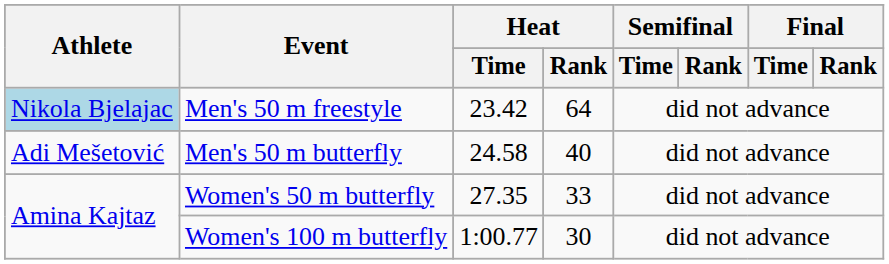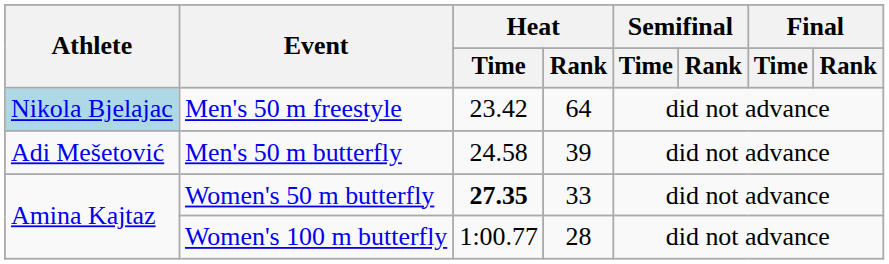(578, 152) 40 -> (578, 152) 39
(499, 194) normal -> (499, 194) bold
(578, 237) 30 -> (578, 237) 28
